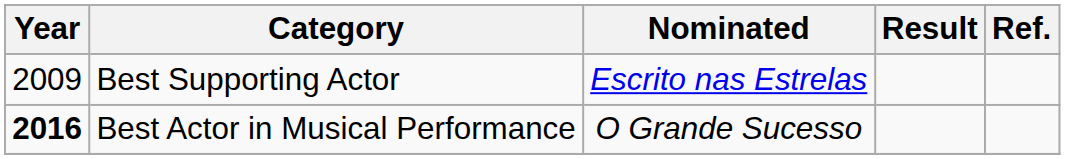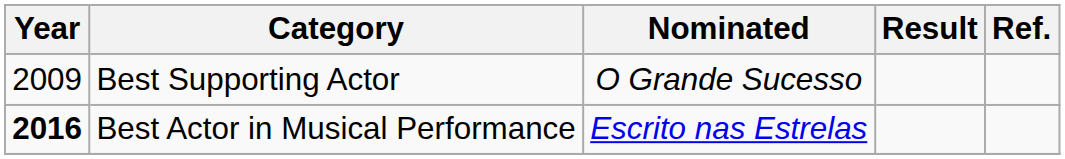(729, 79) Escrito nas Estrelas -> (729, 79) O Grande Sucesso
(729, 128) O Grande Sucesso -> (729, 128) Escrito nas Estrelas
